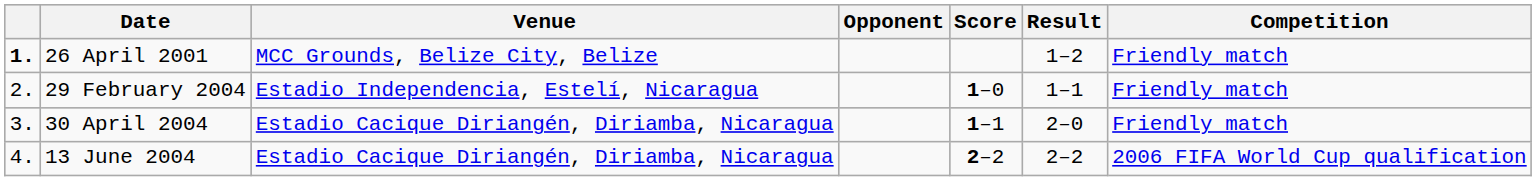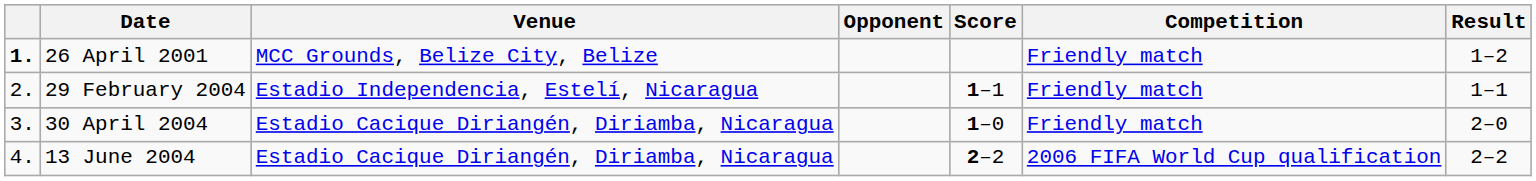columns swapped: (1065, 22) <-> (1319, 22)
(985, 90) 1–0 -> (985, 90) 1–1
(985, 124) 1–1 -> (985, 124) 1–0
